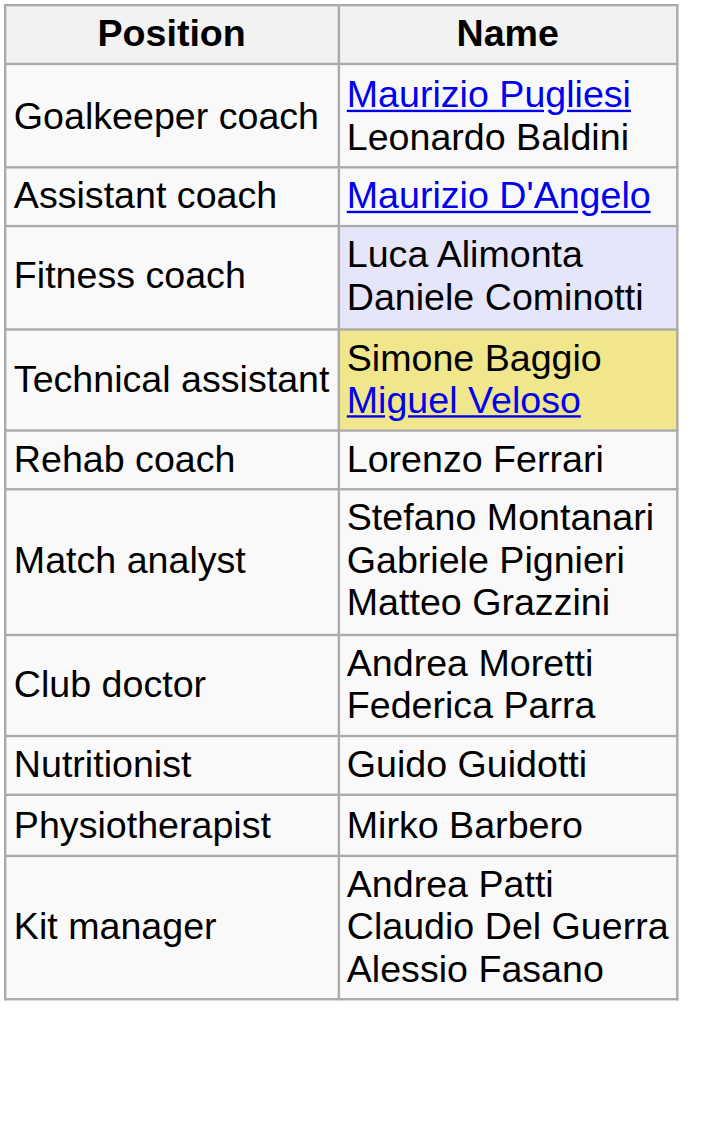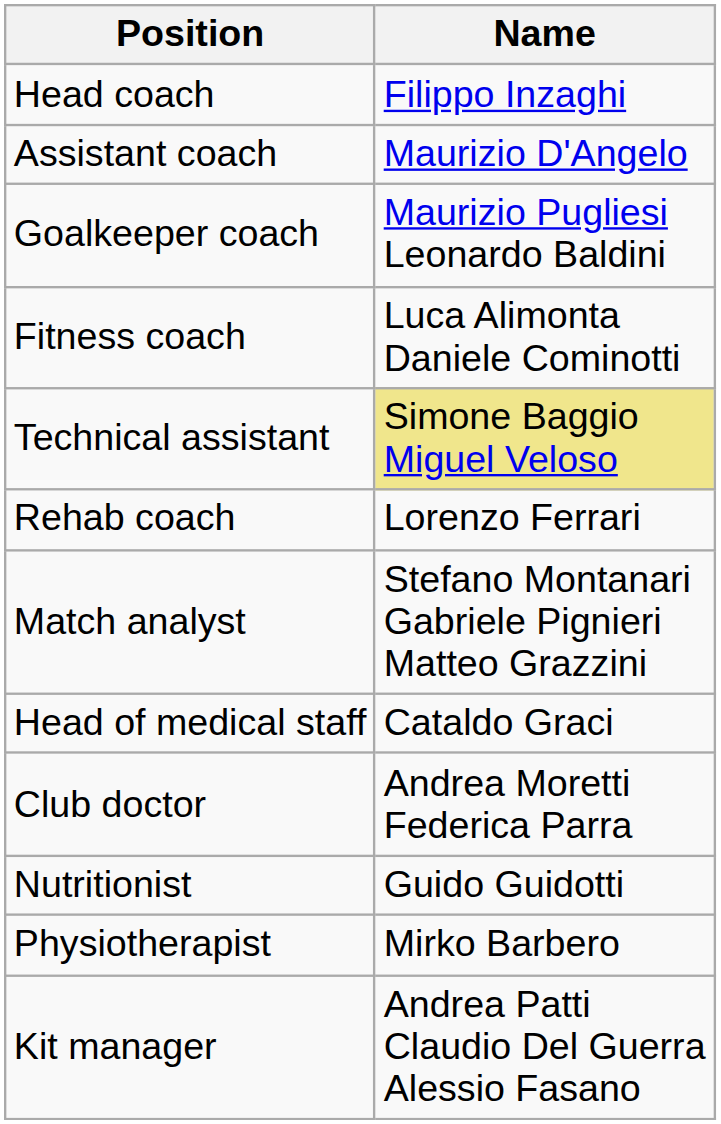+ row: (114, 93)
rows swapped: (146, 195) <-> (166, 115)
(495, 276) lavender background -> (532, 336) no background
+ row: (190, 722)
